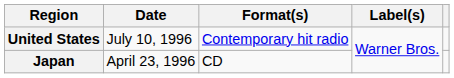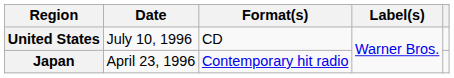(275, 38) Contemporary hit radio -> (212, 38) CD
(212, 61) CD -> (275, 61) Contemporary hit radio
